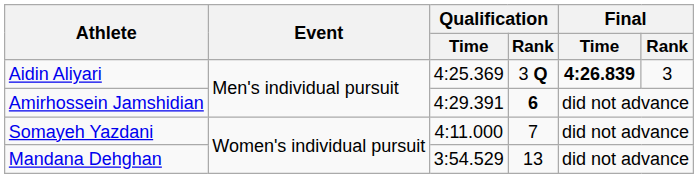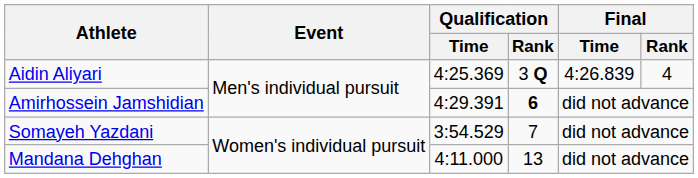(599, 75) bold -> (599, 75) normal
(667, 75) 3 -> (667, 75) 4
(469, 131) 4:11.000 -> (469, 131) 3:54.529
(469, 160) 3:54.529 -> (469, 160) 4:11.000
